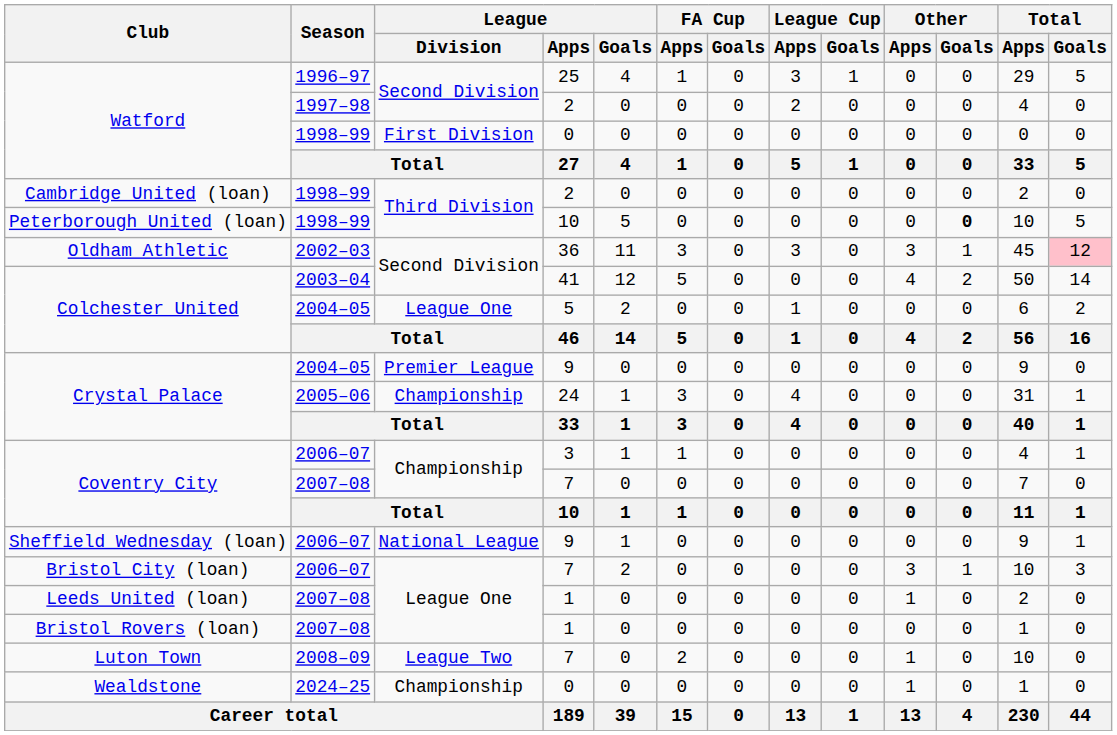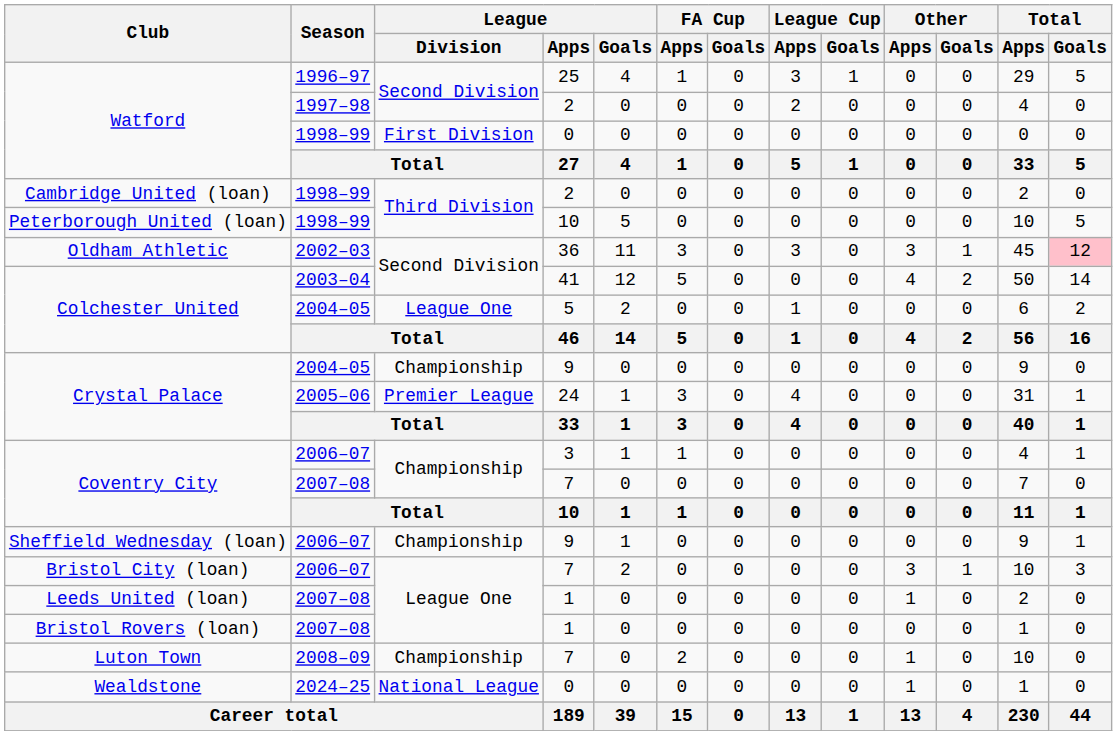(967, 222) bold -> (967, 222) normal
(459, 368) Premier League -> (459, 368) Championship
(459, 397) Championship -> (459, 397) Premier League
(459, 542) National League -> (459, 542) Championship
(459, 658) League Two -> (459, 658) Championship
(459, 687) Championship -> (459, 687) National League
